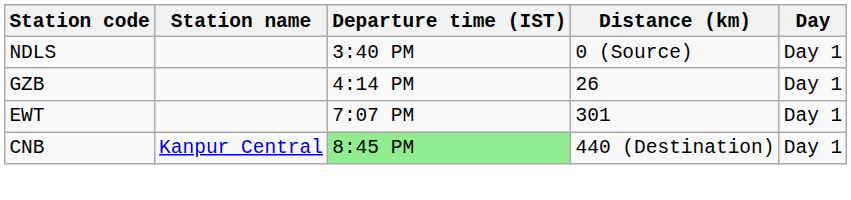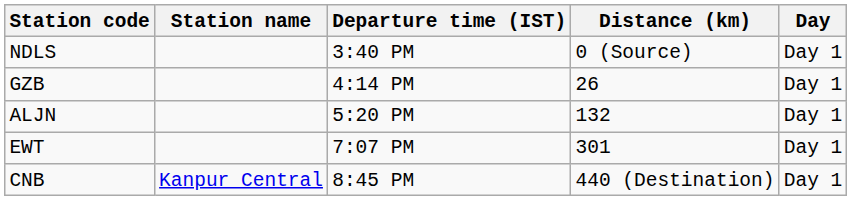+ row: (33, 116)
(373, 148) lightgreen background -> (373, 180) no background
